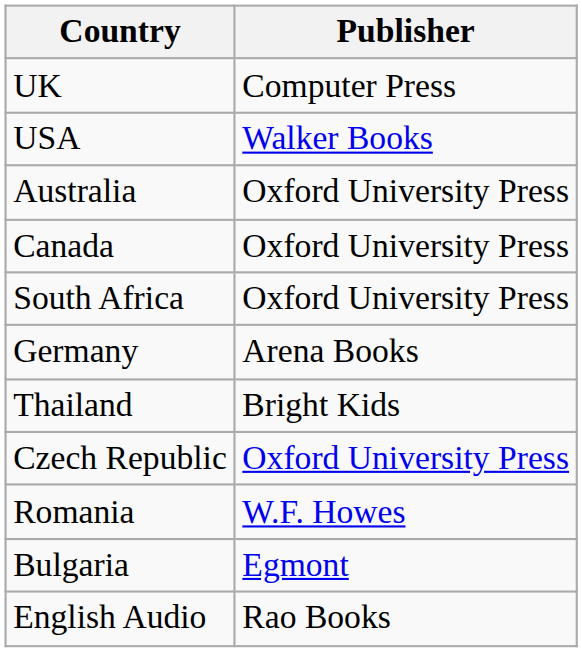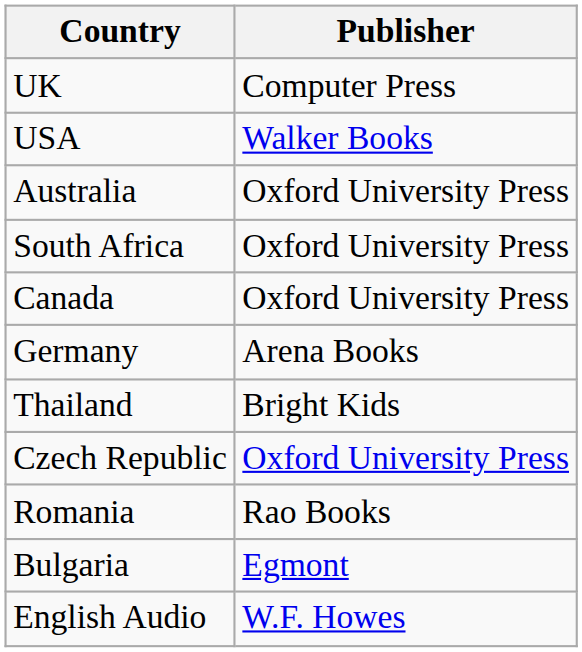rows swapped: (64, 244) <-> (99, 298)
(324, 511) W.F. Howes -> (317, 511) Rao Books
(317, 617) Rao Books -> (324, 617) W.F. Howes
